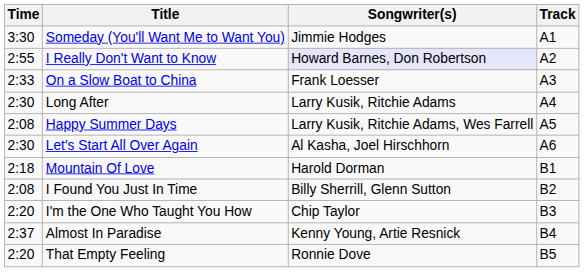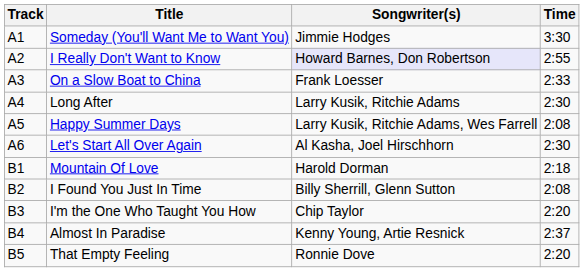columns swapped: (558, 15) <-> (24, 15)
